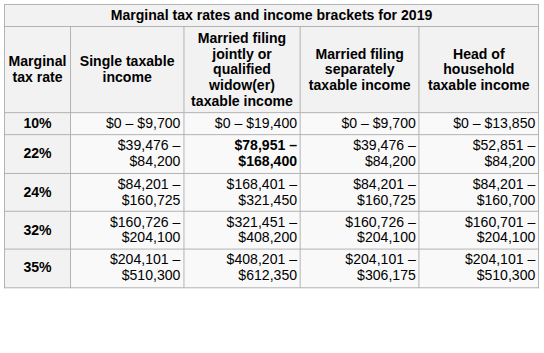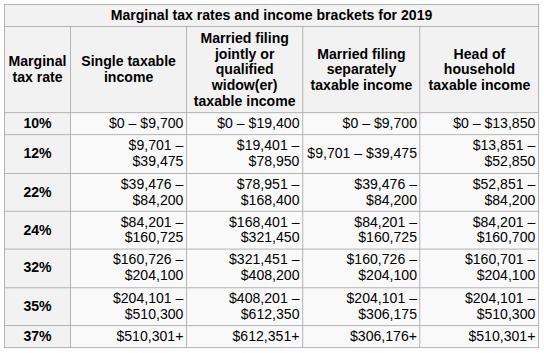+ row: (37, 153)
(266, 153) bold -> (268, 192) normal
+ row: (37, 336)
